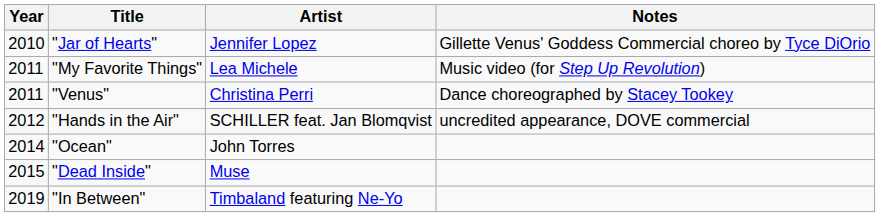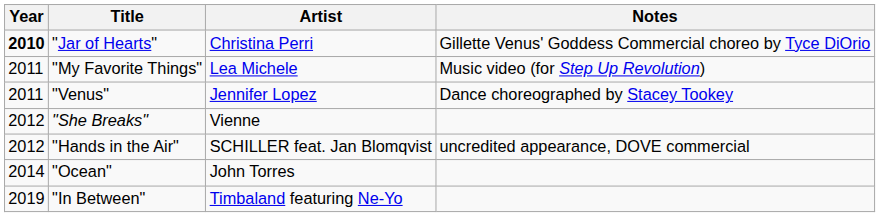(26, 43) normal -> (26, 43) bold
(263, 43) Jennifer Lopez -> (261, 43) Christina Perri
(261, 95) Christina Perri -> (263, 95) Jennifer Lopez
+ row: (100, 120)
- row: (101, 172)
